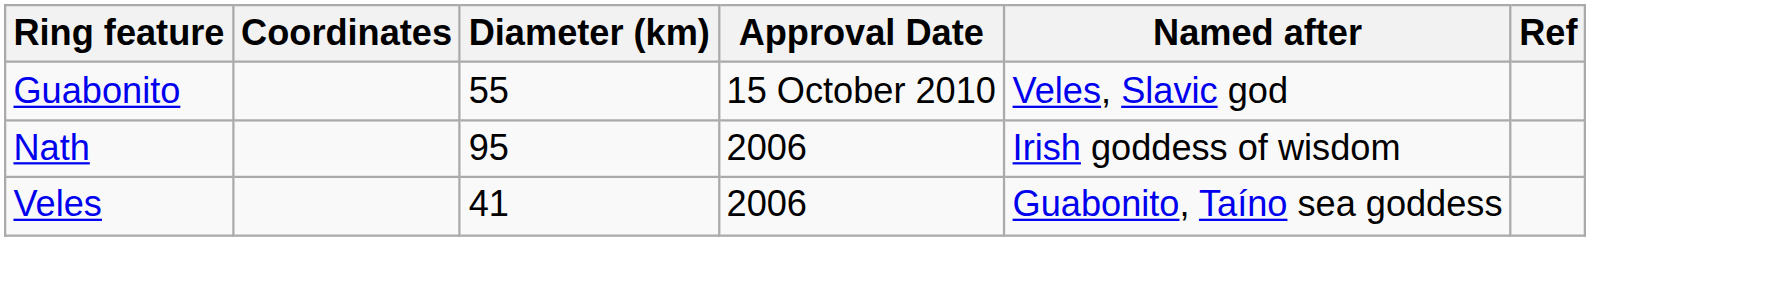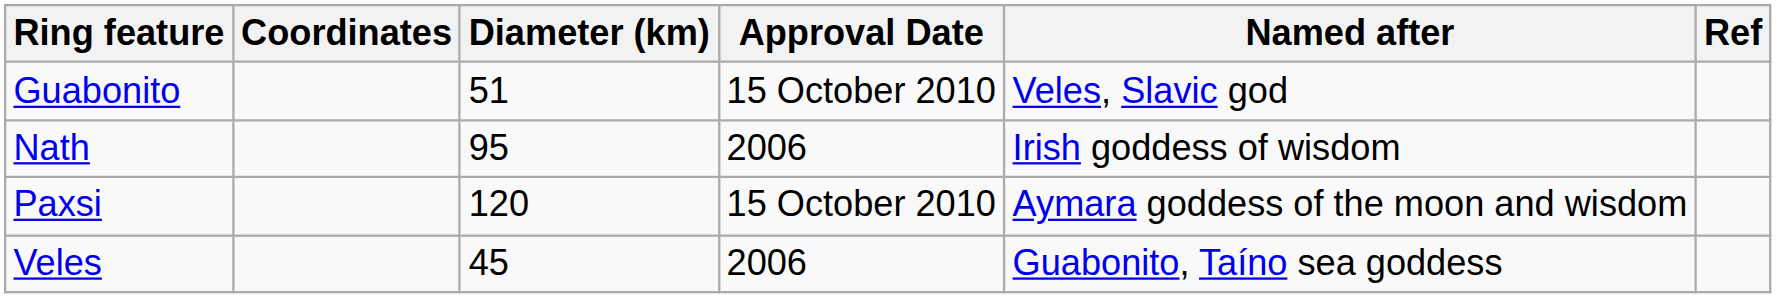(489, 90) 55 -> (489, 90) 51
+ row: (58, 205)
(489, 205) 41 -> (489, 262) 45
